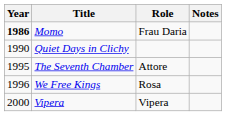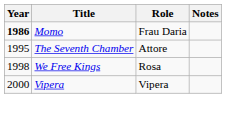- row: (82, 48)
(18, 84) 1996 -> (18, 66) 1998
